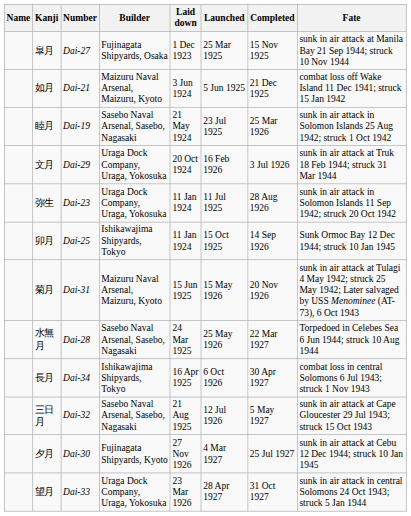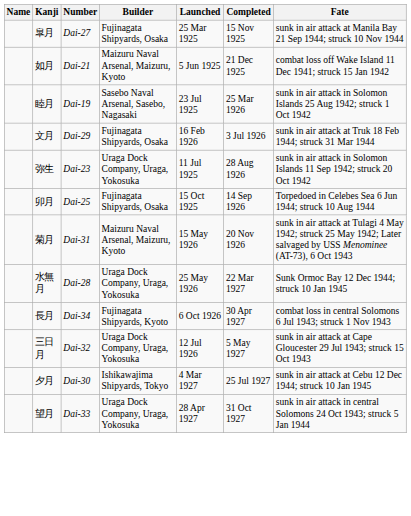- column: (186, 18)
(134, 165) Uraga Dock Company, Uraga, Yokosuka -> (135, 137) Fujinagata Shipyards, Osaka
(127, 241) Ishikawajima Shipyards, Tokyo -> (135, 202) Fujinagata Shipyards, Osaka
(347, 241) Sunk Ormoc Bay 12 Dec 1944; struck 10 Jan 1945 -> (336, 202) Torpedoed in Celebes Sea 6 Jun 1944; struck 10 Aug 1944
(133, 340) Sasebo Naval Arsenal, Sasebo, Nagasaki -> (135, 283) Uraga Dock Company, Uraga, Yokosuka
(349, 340) Torpedoed in Celebes Sea 6 Jun 1944; struck 10 Aug 1944 -> (336, 283) Sunk Ormoc Bay 12 Dec 1944; struck 10 Jan 1945
(127, 378) Ishikawajima Shipyards, Tokyo -> (135, 316) Fujinagata Shipyards, Kyoto
(133, 416) Sasebo Naval Arsenal, Sasebo, Nagasaki -> (135, 348) Uraga Dock Company, Uraga, Yokosuka
(135, 454) Fujinagata Shipyards, Kyoto -> (135, 381) Ishikawajima Shipyards, Tokyo
